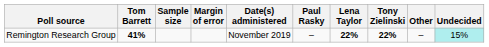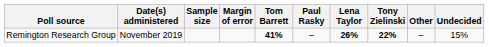columns swapped: (259, 17) <-> (137, 17)
(349, 35) 22% -> (349, 35) 26%
(459, 35) paleturquoise background -> (459, 35) no background
